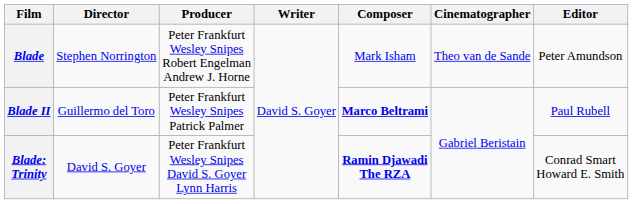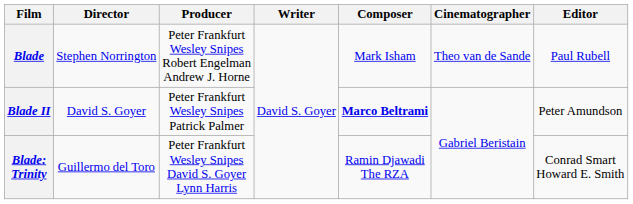(580, 55) Peter Amundson -> (580, 55) Paul Rubell
(106, 111) Guillermo del Toro -> (106, 111) David S. Goyer
(580, 111) Paul Rubell -> (580, 111) Peter Amundson
(106, 167) David S. Goyer -> (106, 167) Guillermo del Toro
(385, 167) bold -> (385, 167) normal
